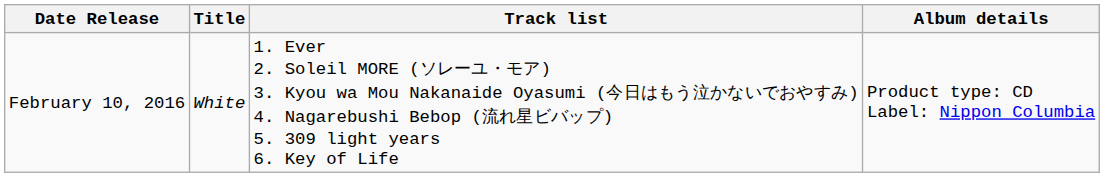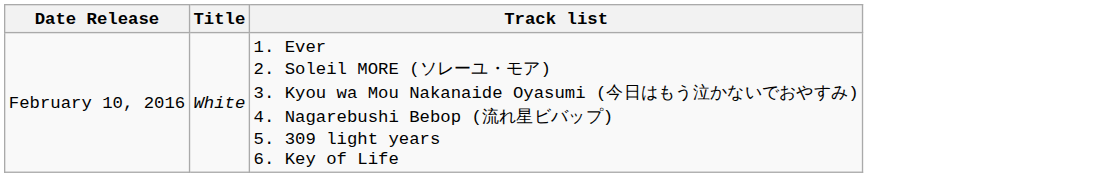- column: (981, 19)
